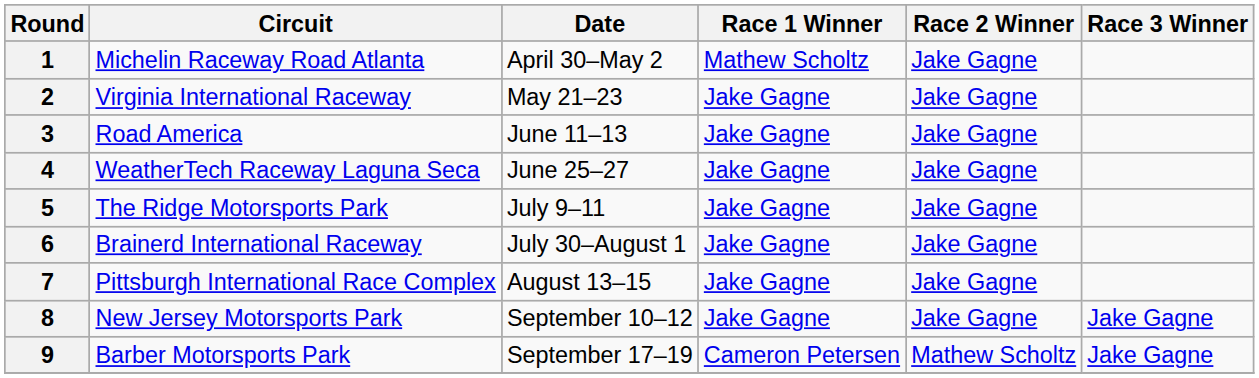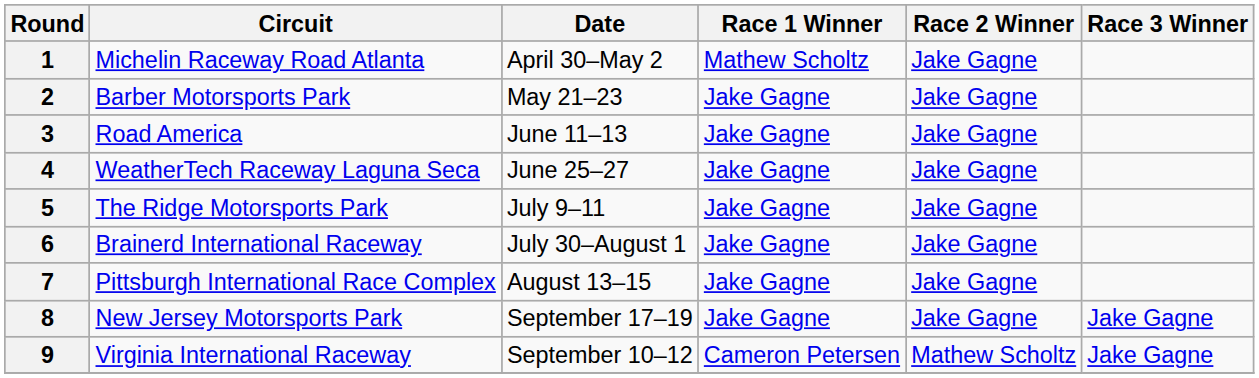(253, 97) Virginia International Raceway -> (223, 97) Barber Motorsports Park
(600, 318) September 10–12 -> (600, 318) September 17–19
(223, 355) Barber Motorsports Park -> (253, 355) Virginia International Raceway
(600, 355) September 17–19 -> (600, 355) September 10–12
